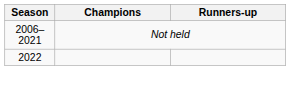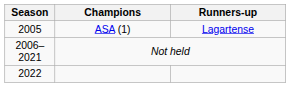+ row: (113, 29)
